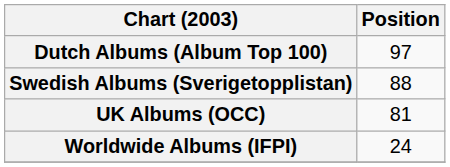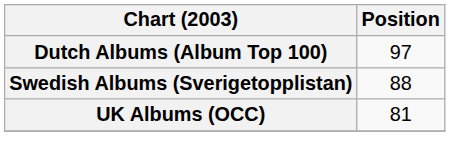- row: (181, 146)
